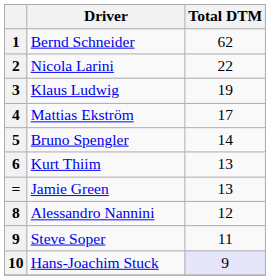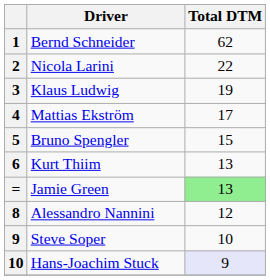(225, 139) 14 -> (225, 139) 15
(225, 189) no background -> (225, 189) lightgreen background
(225, 238) 11 -> (225, 238) 10
